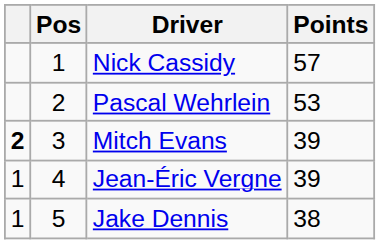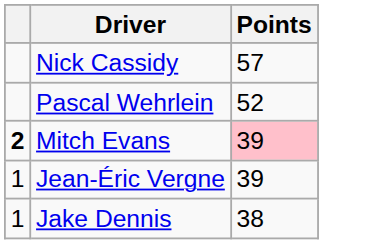- column: (59, 24)
(307, 102) 53 -> (250, 102) 52
(307, 140) no background -> (250, 140) pink background
